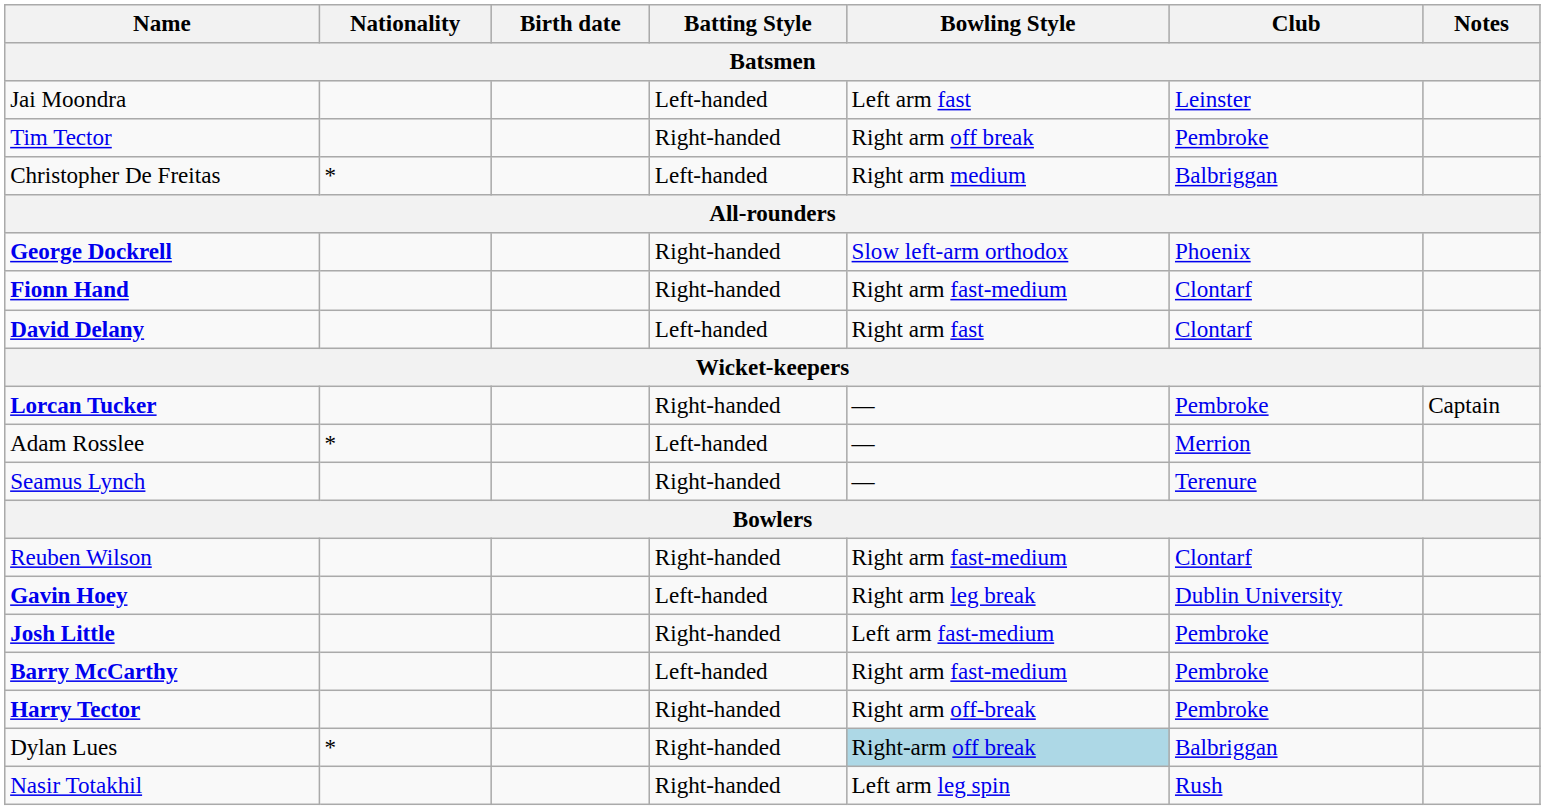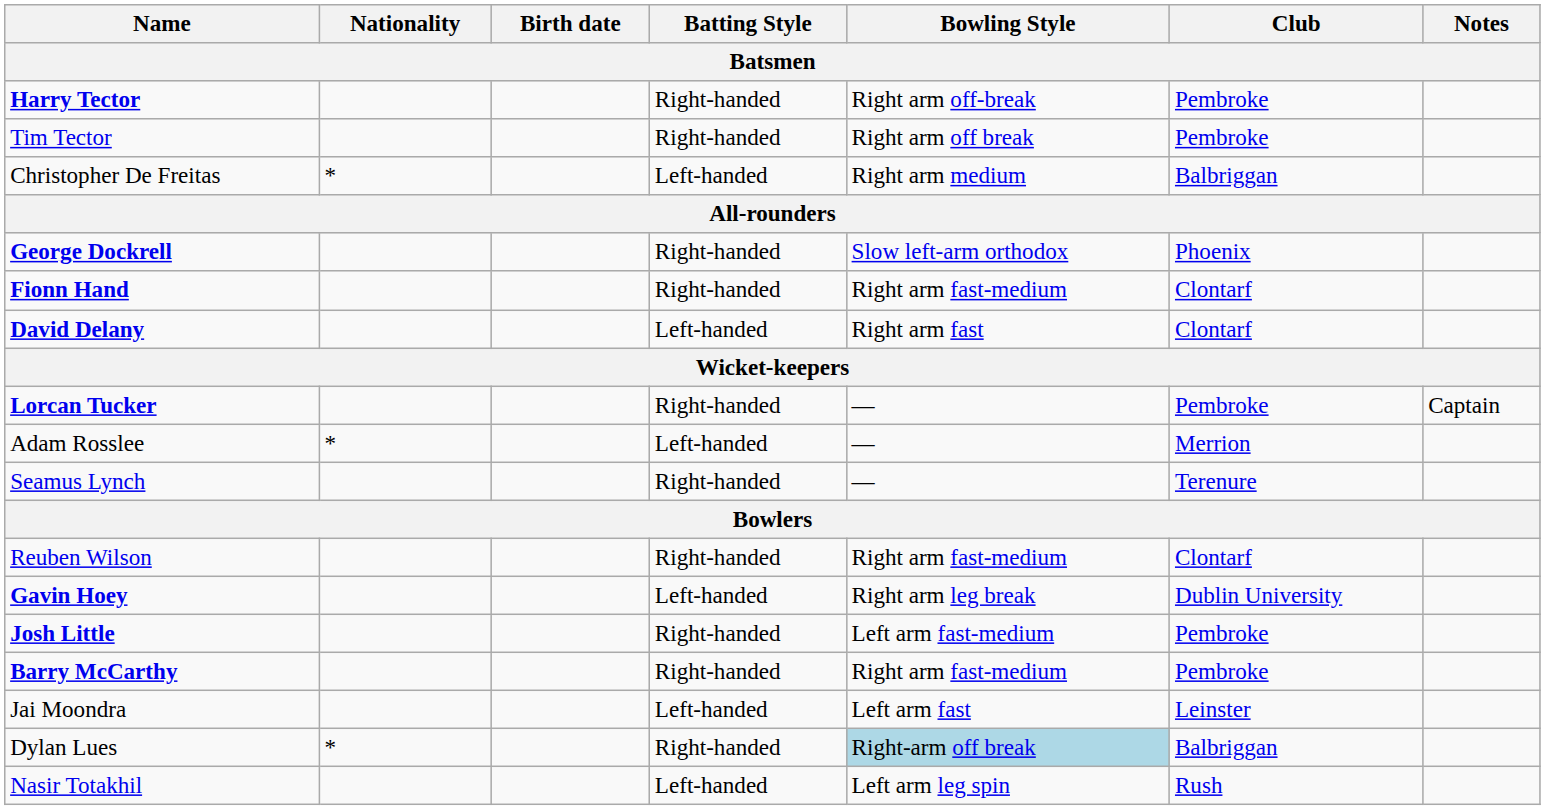rows swapped: (75, 709) <-> (68, 99)
(711, 671) Left-handed -> (718, 671) Right-handed
(718, 785) Right-handed -> (711, 785) Left-handed
